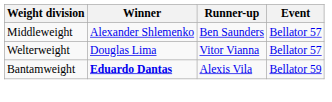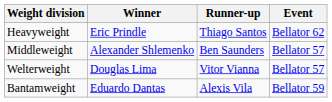+ row: (38, 32)
(131, 69) bold -> (127, 87) normal
